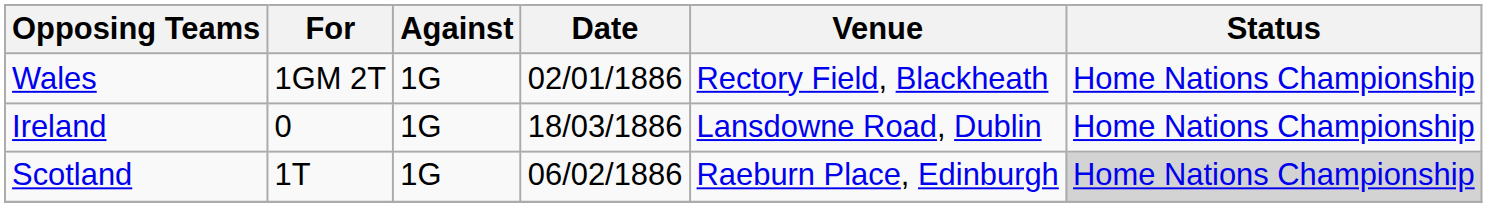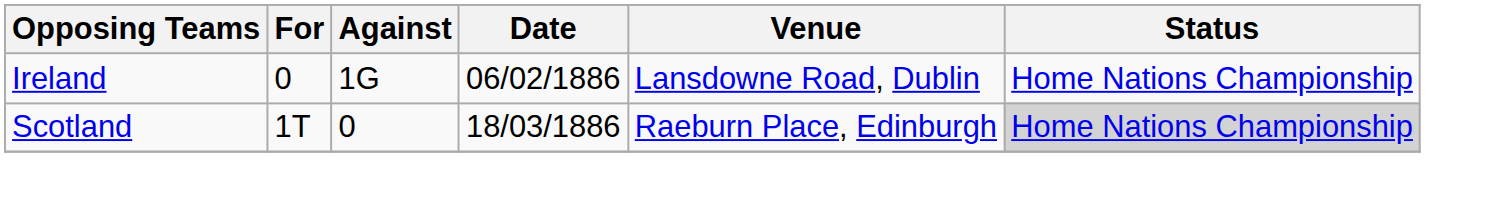- row: (54, 77)
(605, 126) 18/03/1886 -> (543, 77) 06/02/1886
(421, 175) 1G -> (347, 126) 0
(605, 175) 06/02/1886 -> (543, 126) 18/03/1886
